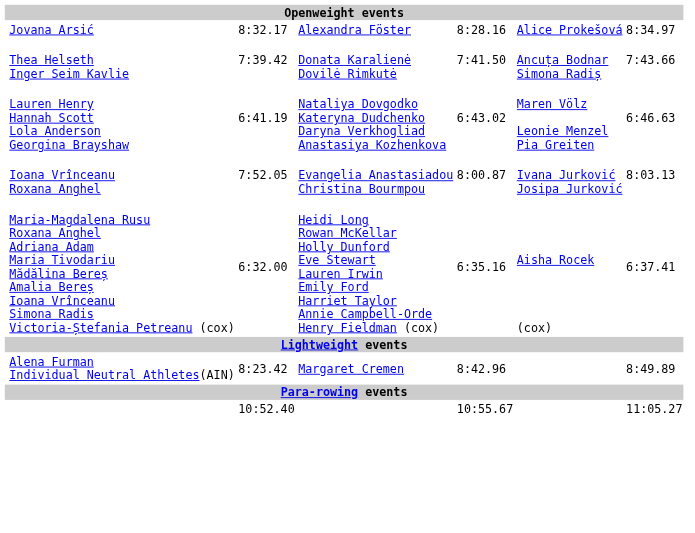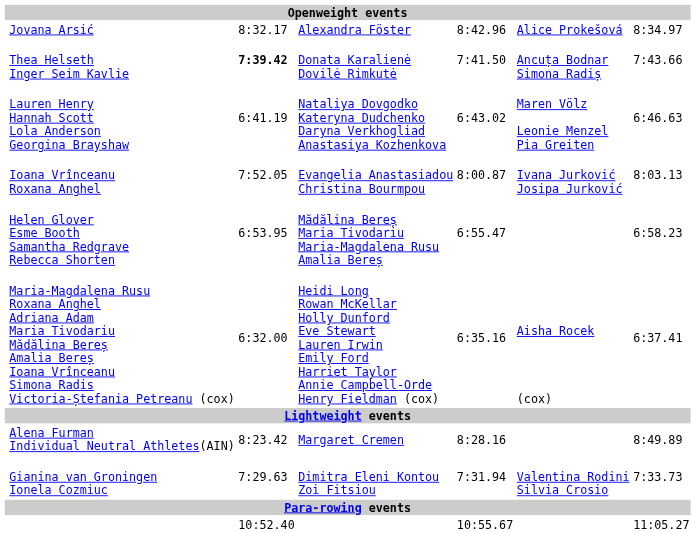(482, 30) 8:28.16 -> (482, 30) 8:42.96
(263, 60) normal -> (263, 60) bold
+ row: (69, 240)
(482, 368) 8:42.96 -> (482, 440) 8:28.16
+ row: (83, 484)
